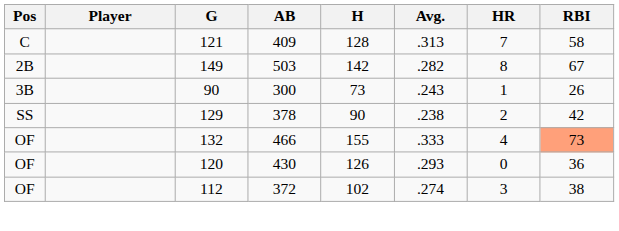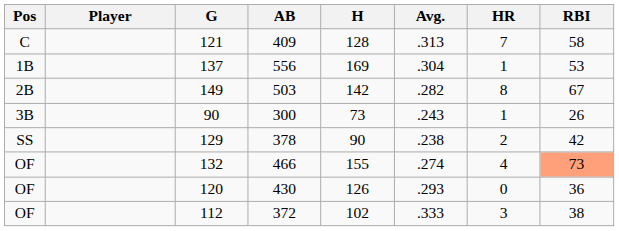+ row: (211, 66)
(431, 139) .333 -> (431, 164) .274
(431, 189) .274 -> (431, 213) .333
